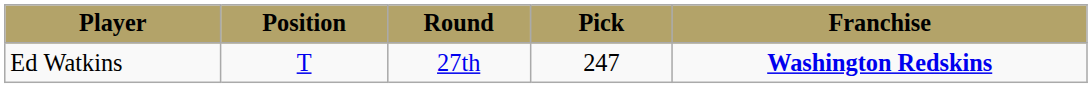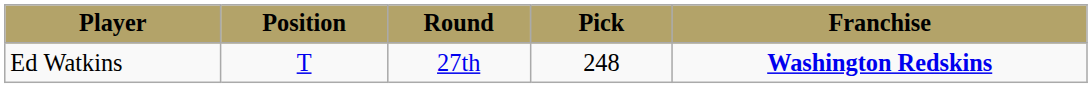(601, 62) 247 -> (601, 62) 248
